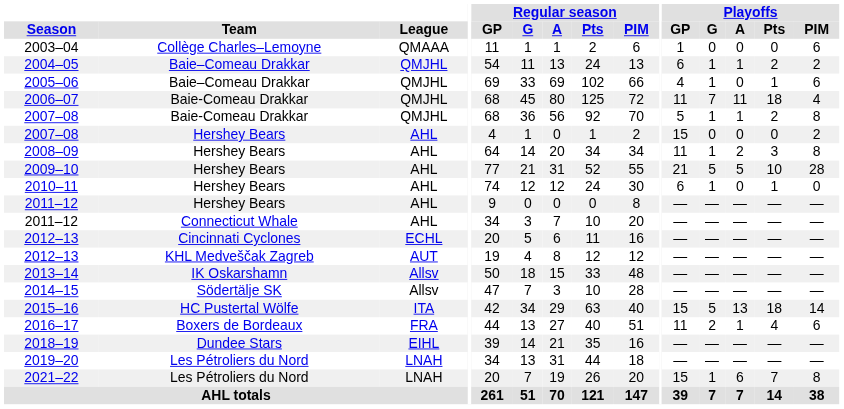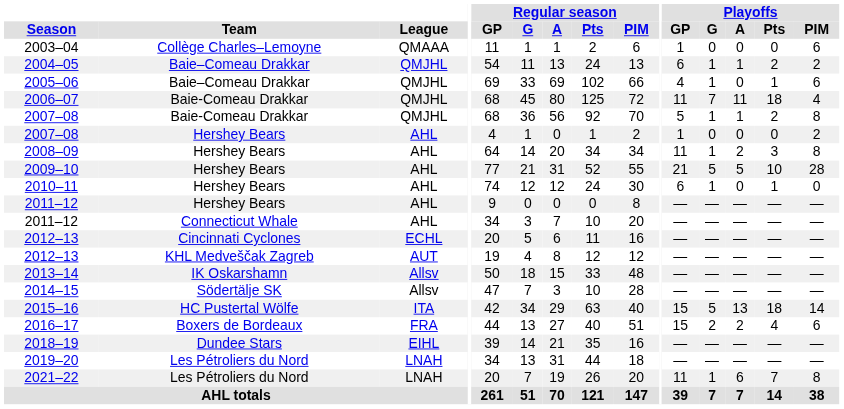(680, 134) 15 -> (680, 134) 1
(680, 325) 11 -> (680, 325) 15
(740, 325) 1 -> (740, 325) 2
(680, 378) 15 -> (680, 378) 11
